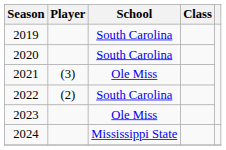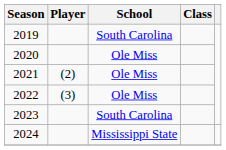(134, 54) South Carolina -> (134, 54) Ole Miss
(68, 74) (3) -> (68, 74) (2)
(68, 94) (2) -> (68, 94) (3)
(134, 94) South Carolina -> (134, 94) Ole Miss
(134, 114) Ole Miss -> (134, 114) South Carolina
